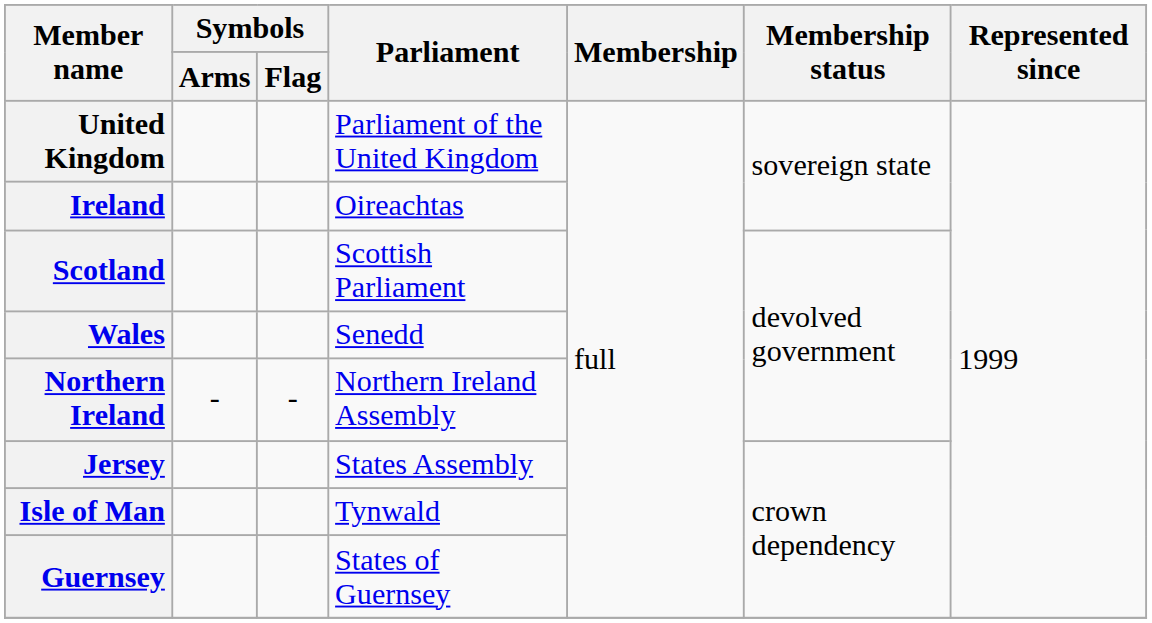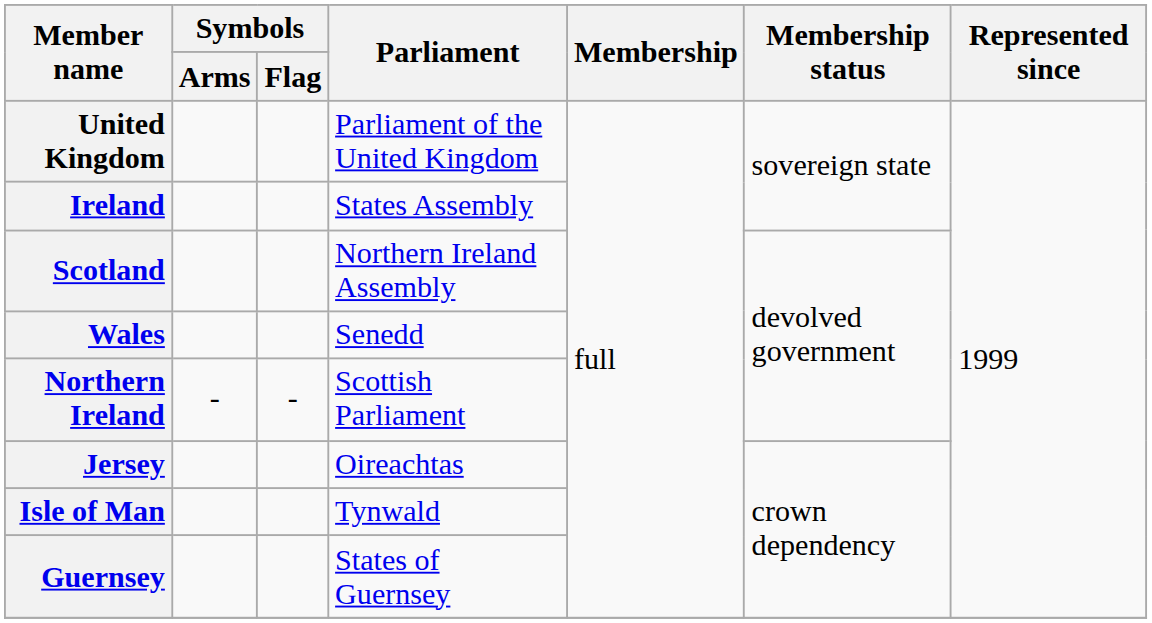(399, 205) Oireachtas -> (434, 205) States Assembly
(400, 269) Scottish Parliament -> (436, 269) Northern Ireland Assembly
(436, 399) Northern Ireland Assembly -> (400, 399) Scottish Parliament
(434, 463) States Assembly -> (399, 463) Oireachtas
